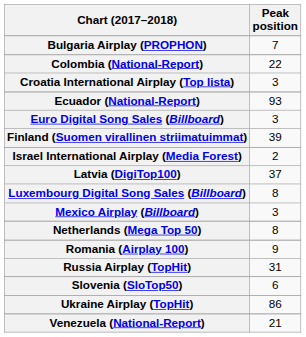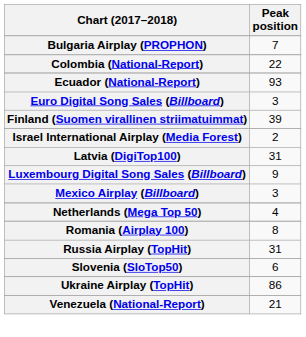- row: (127, 82)
(275, 175) 37 -> (275, 156) 31
(275, 193) 8 -> (275, 175) 9
(275, 230) 8 -> (275, 212) 4
(275, 249) 9 -> (275, 230) 8
